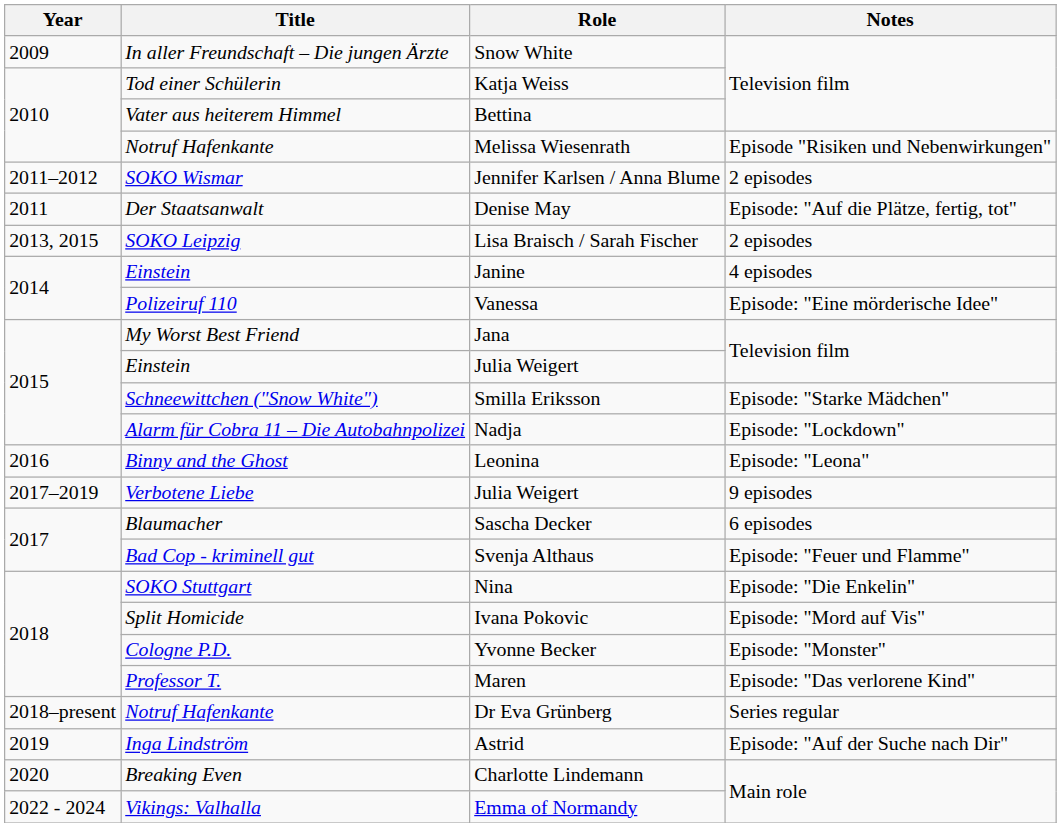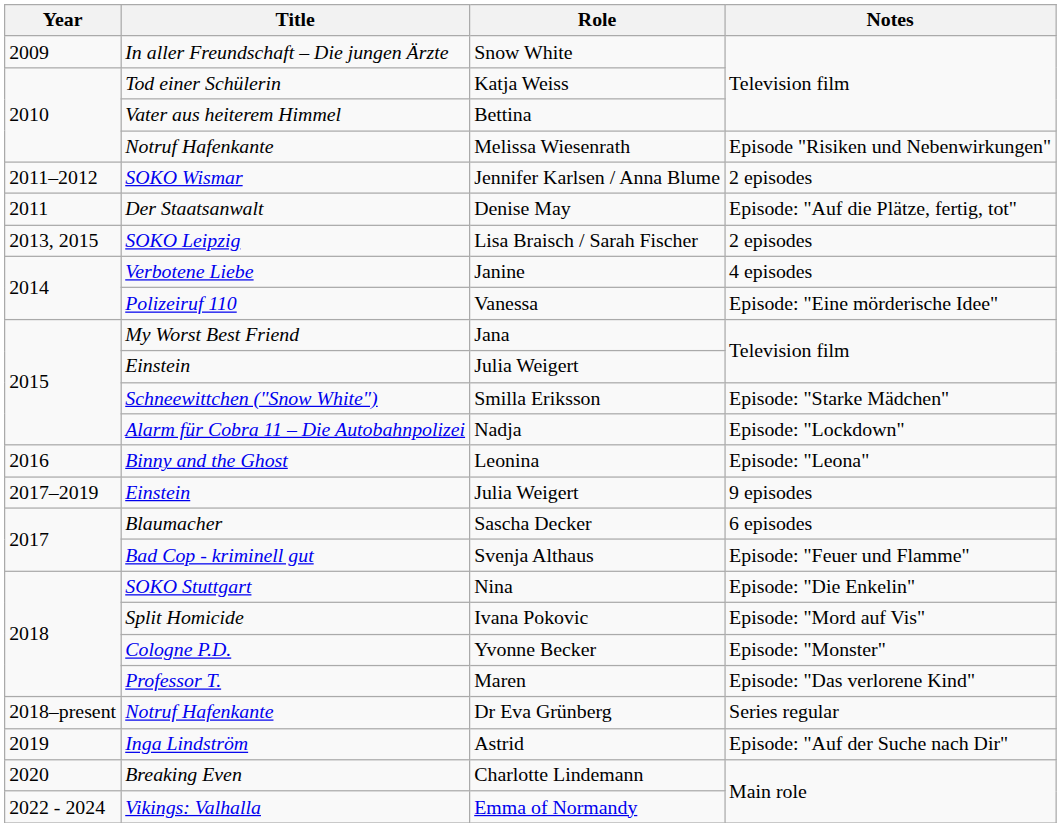(158, 271) Einstein -> (189, 271) Verbotene Liebe
(189, 492) Verbotene Liebe -> (158, 492) Einstein
